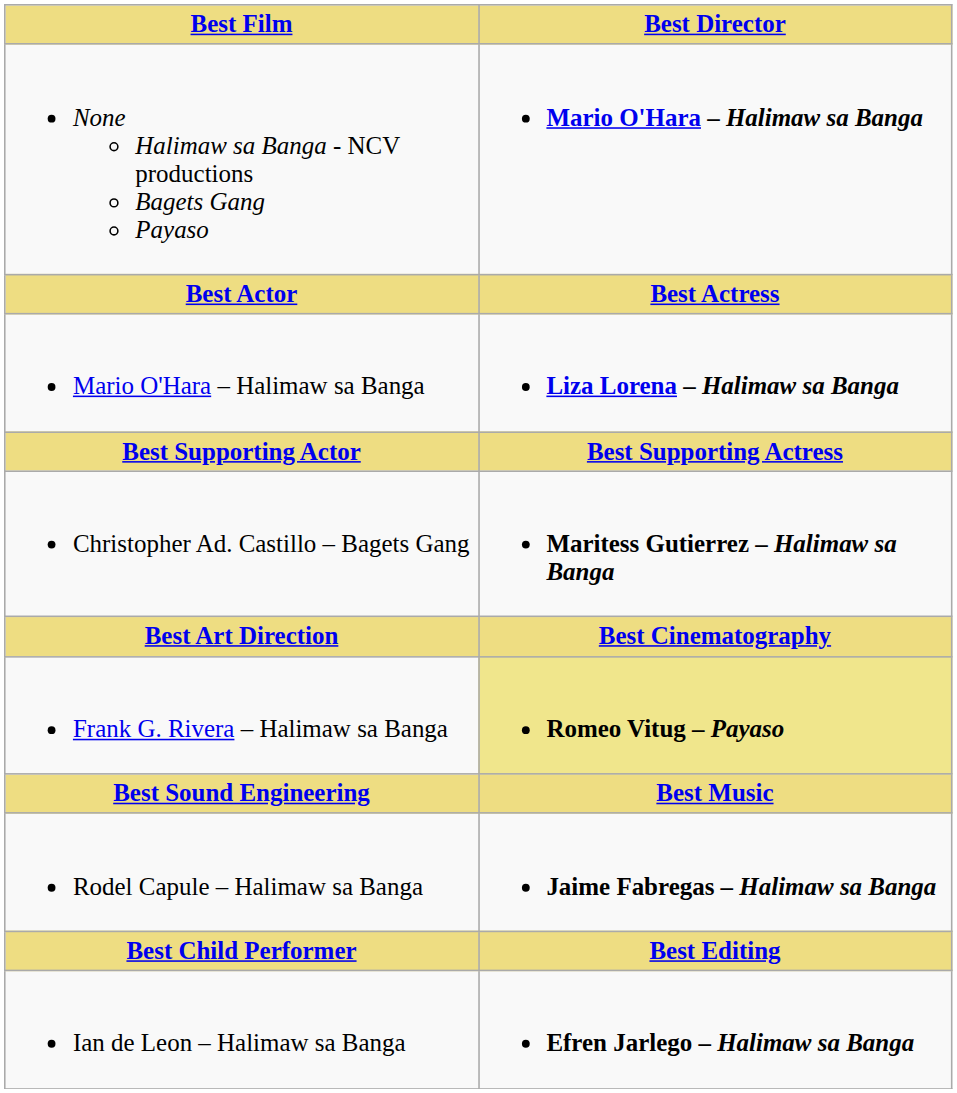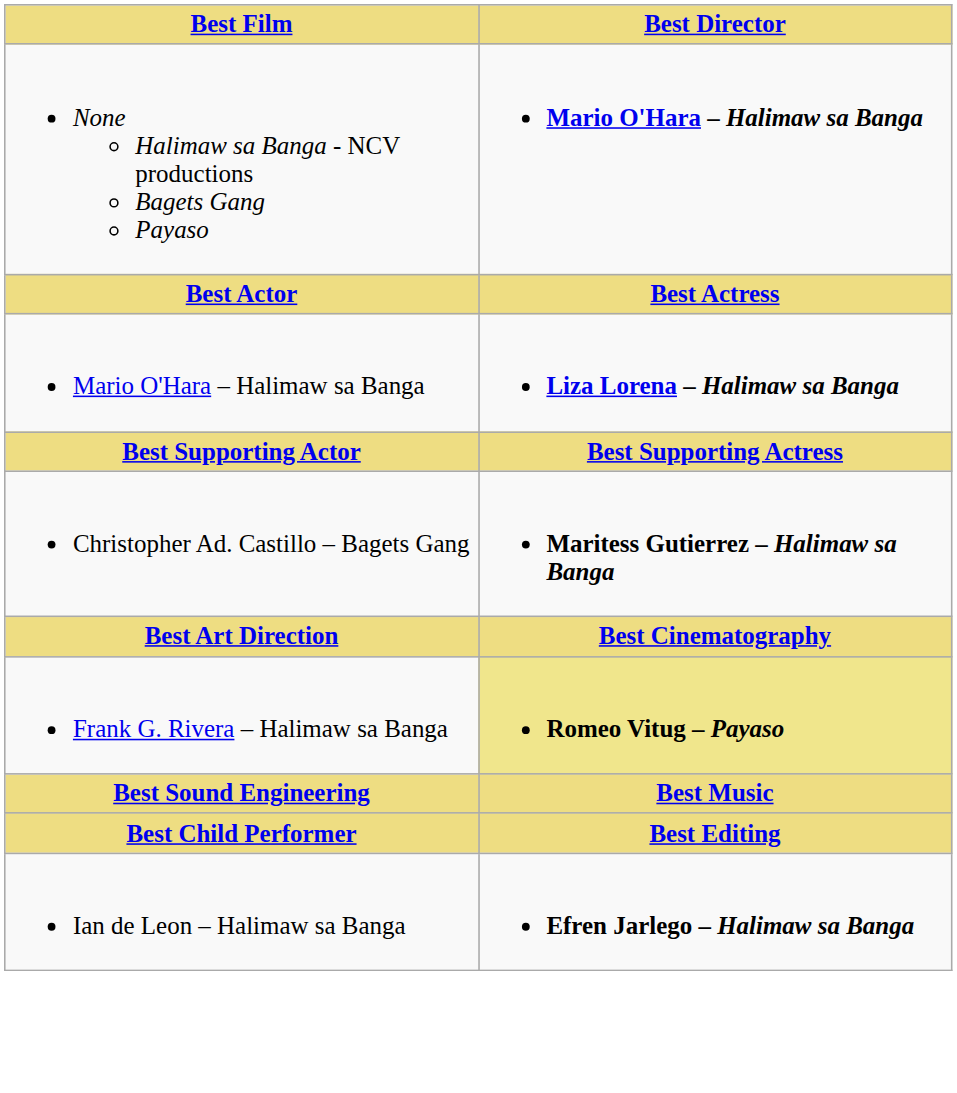- row: (242, 886)
